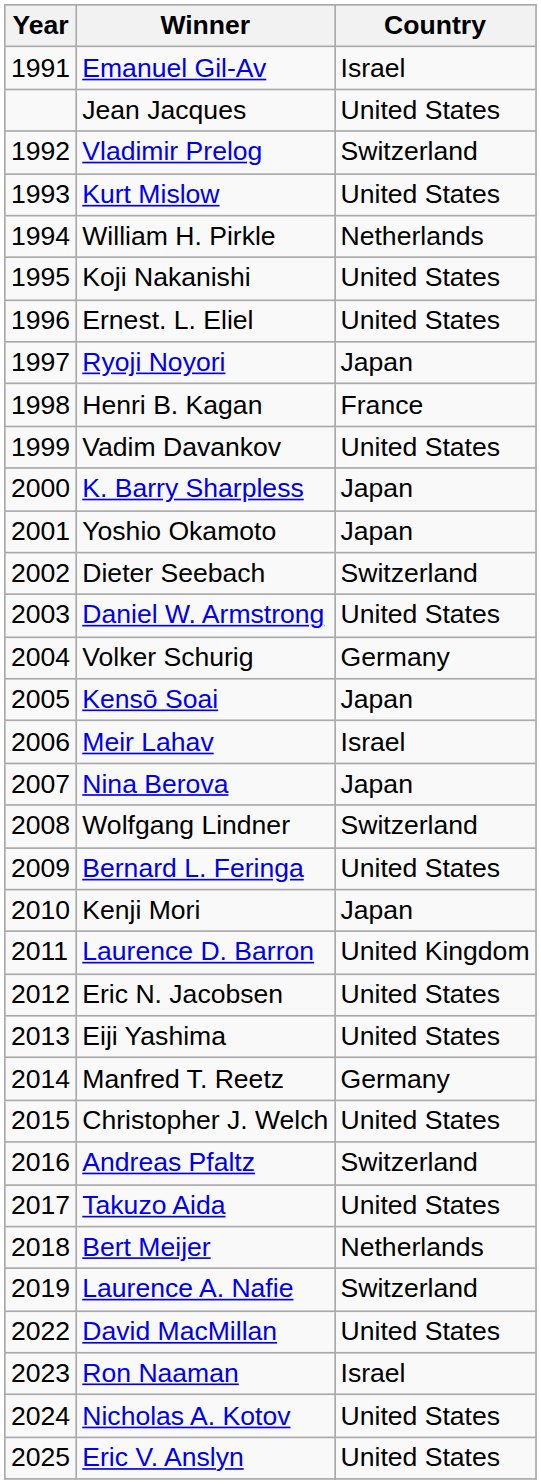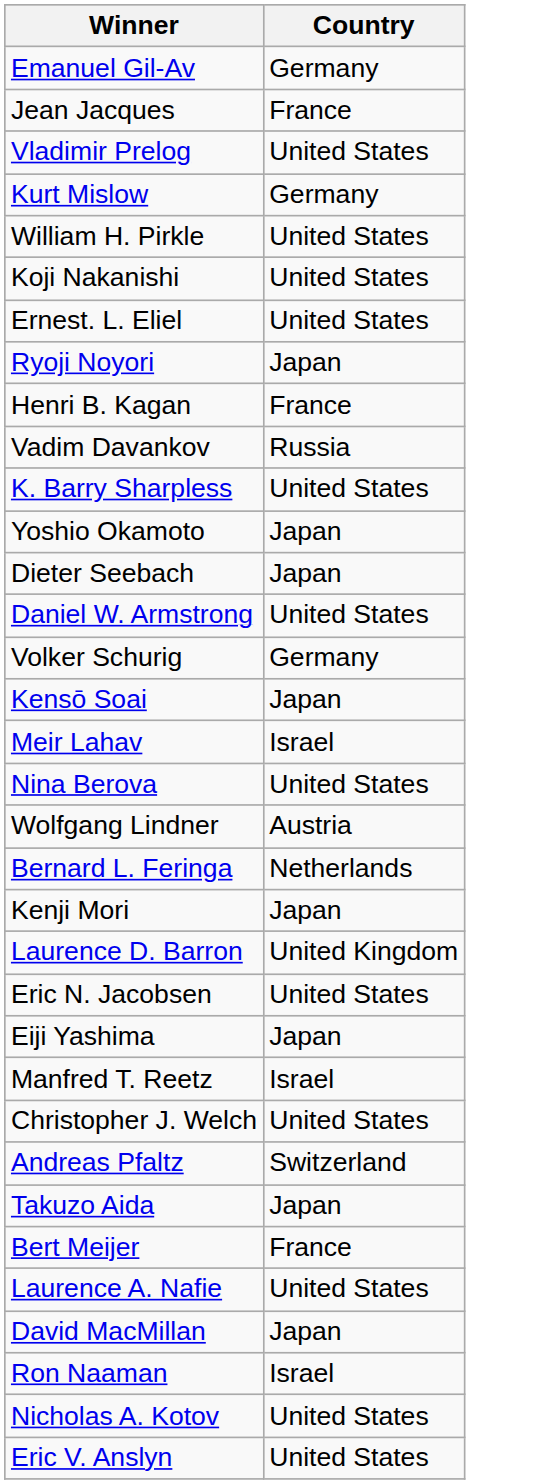- column: (40, 25)
(373, 67) Israel -> (324, 67) Germany
(420, 109) United States -> (311, 109) France
(409, 151) Switzerland -> (349, 151) United States
(420, 194) United States -> (324, 194) Germany
(412, 236) Netherlands -> (349, 236) United States
(420, 446) United States -> (310, 446) Russia
(377, 488) Japan -> (349, 488) United States
(409, 573) Switzerland -> (305, 573) Japan
(377, 783) Japan -> (349, 783) United States
(409, 825) Switzerland -> (311, 825) Austria
(420, 868) United States -> (341, 868) Netherlands
(420, 1036) United States -> (305, 1036) Japan
(395, 1078) Germany -> (302, 1078) Israel
(420, 1204) United States -> (305, 1204) Japan
(412, 1247) Netherlands -> (311, 1247) France
(409, 1289) Switzerland -> (349, 1289) United States
(420, 1331) United States -> (305, 1331) Japan
